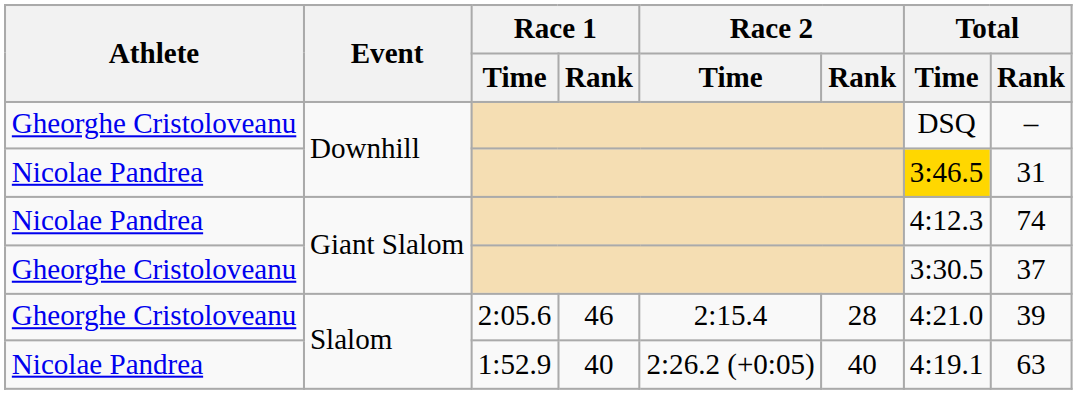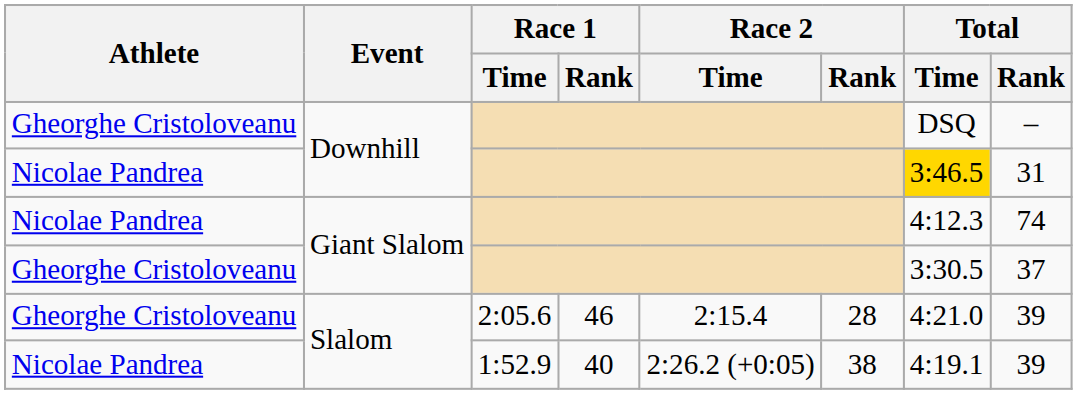(862, 364) 40 -> (862, 364) 38
(1031, 364) 63 -> (1031, 364) 39
